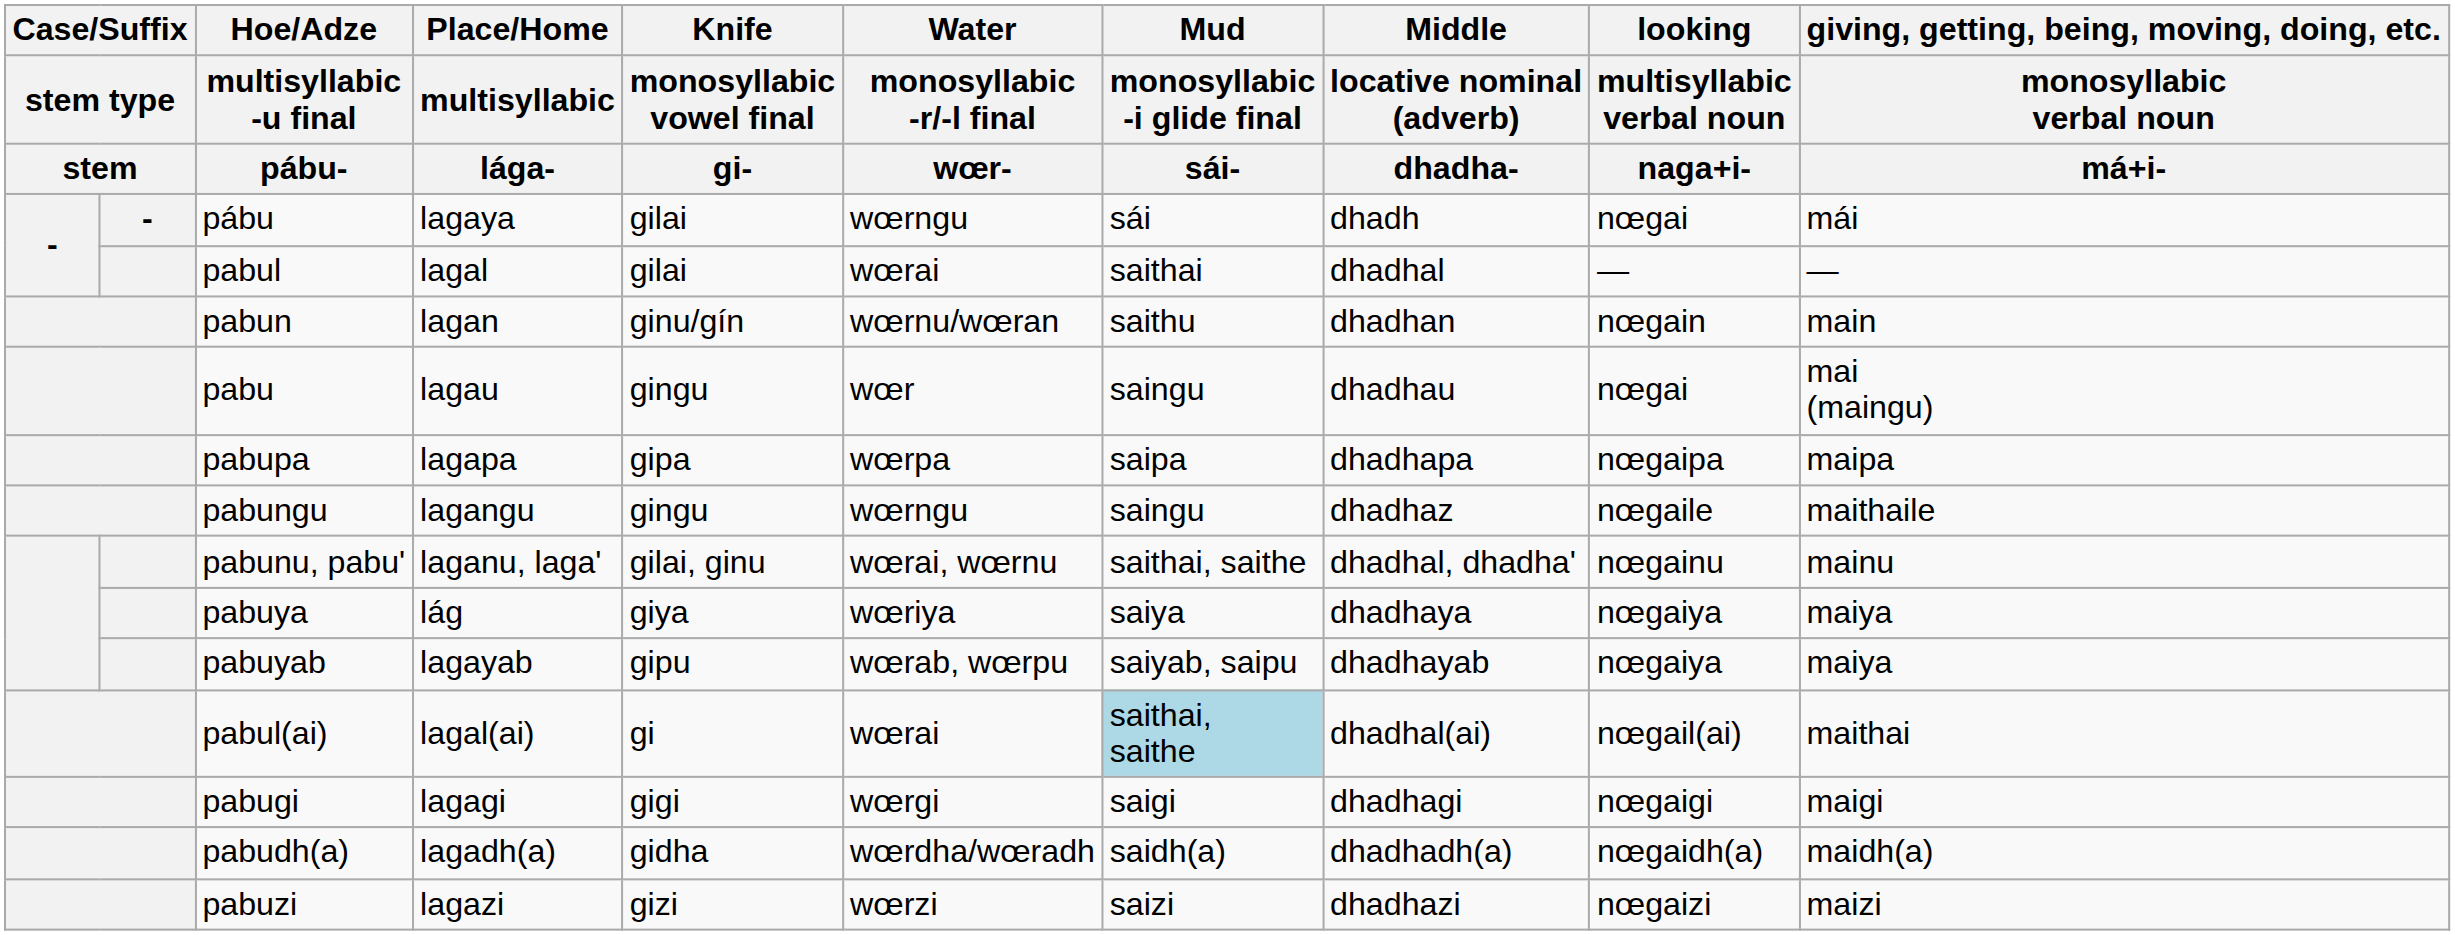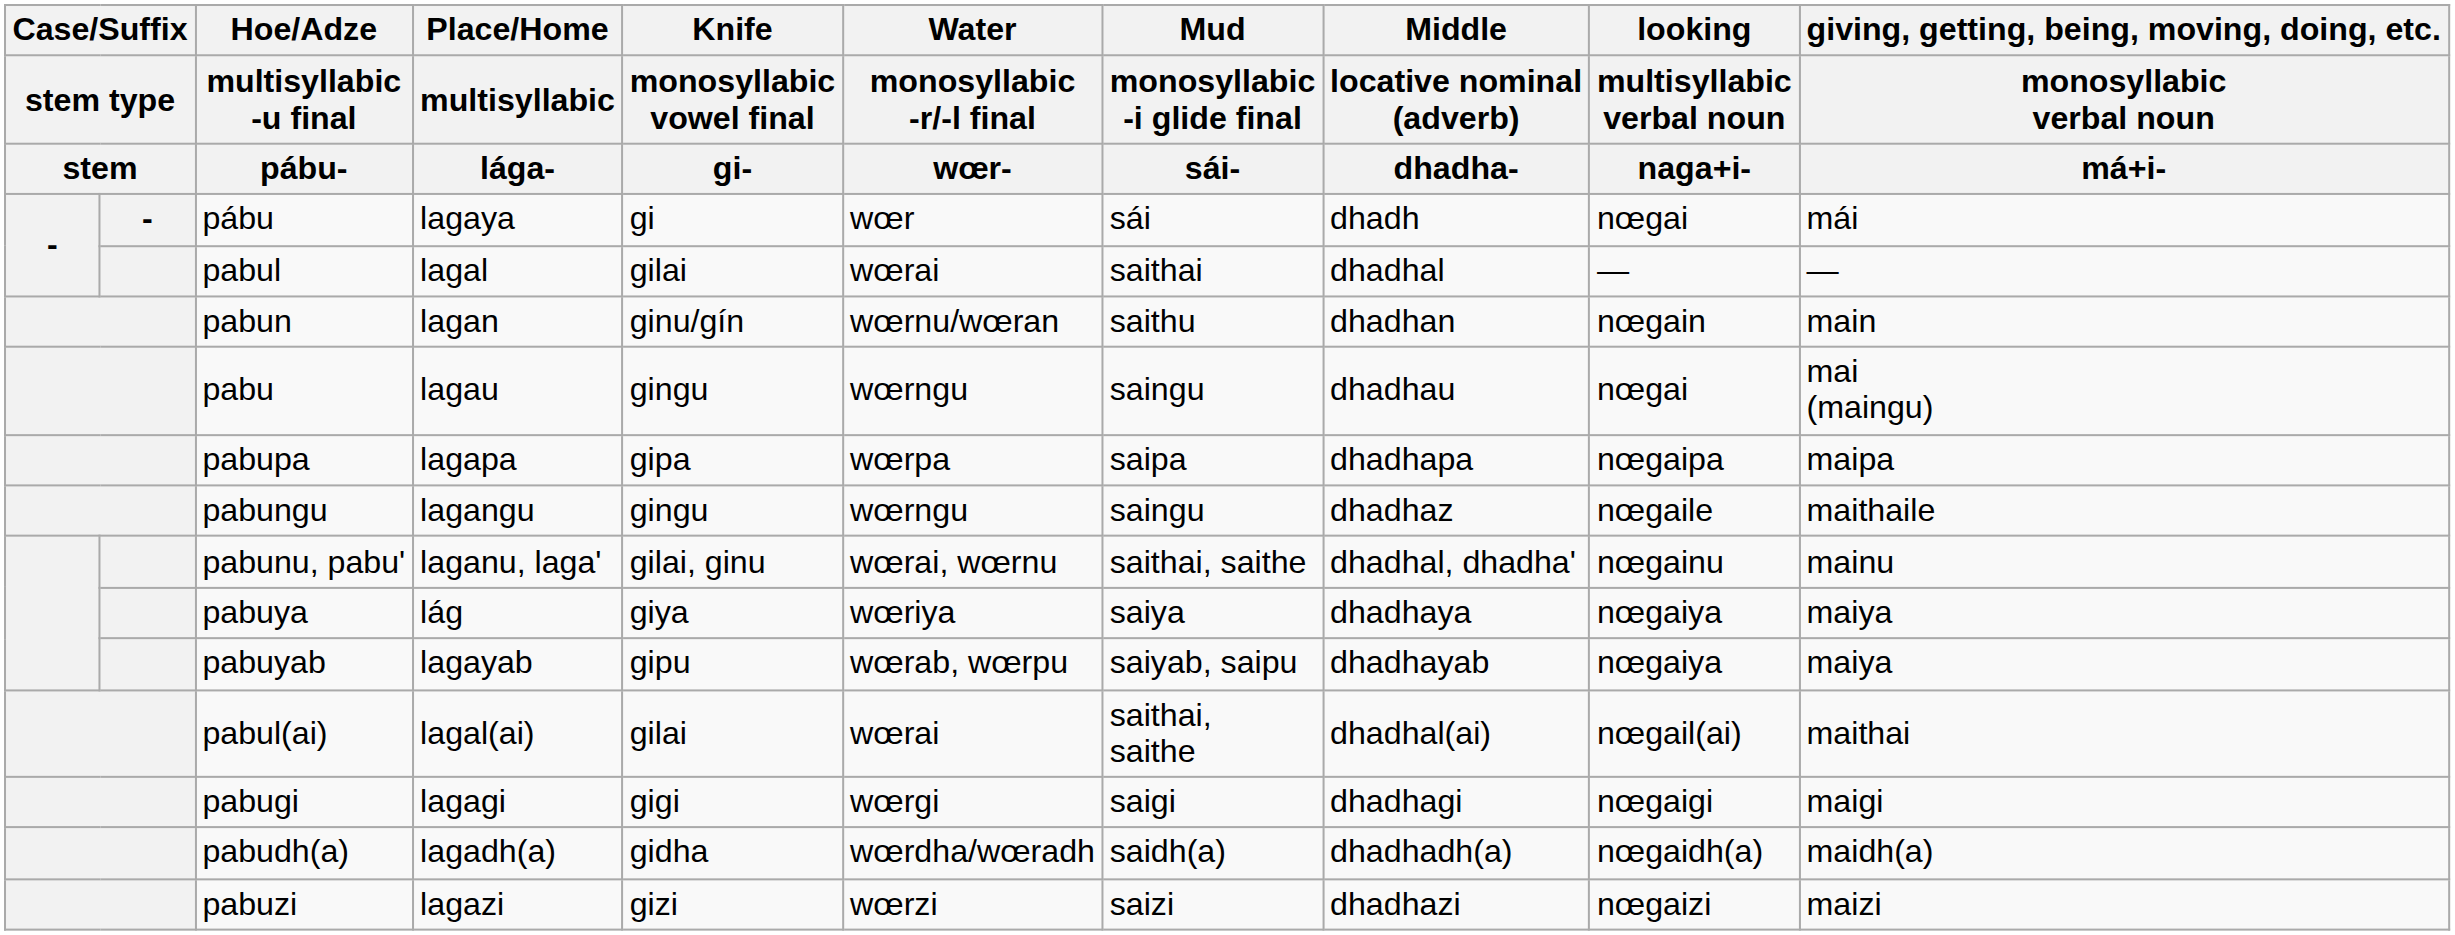(658, 219) gilai -> (642, 219) gi
(909, 219) wœrngu -> (882, 219) wœr
(882, 390) wœr -> (909, 390) wœrngu
(642, 732) gi -> (658, 732) gilai
(1161, 732) lightblue background -> (1161, 732) no background
